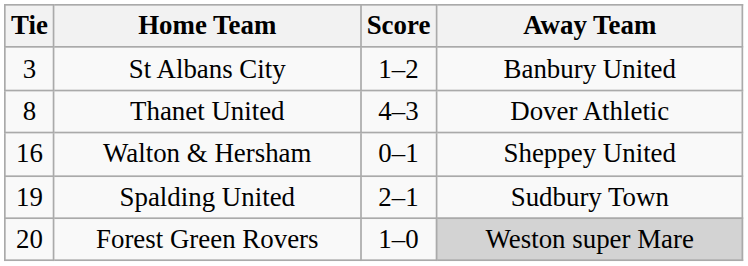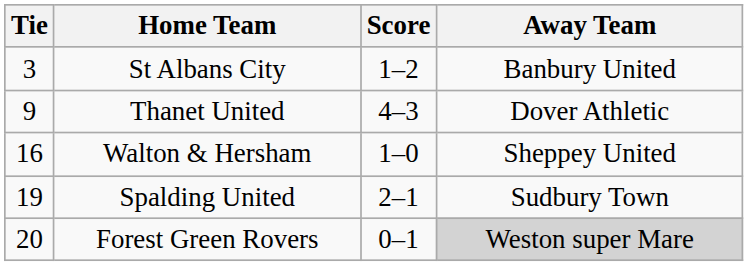(29, 111) 8 -> (29, 111) 9
(399, 153) 0–1 -> (399, 153) 1–0
(399, 238) 1–0 -> (399, 238) 0–1
